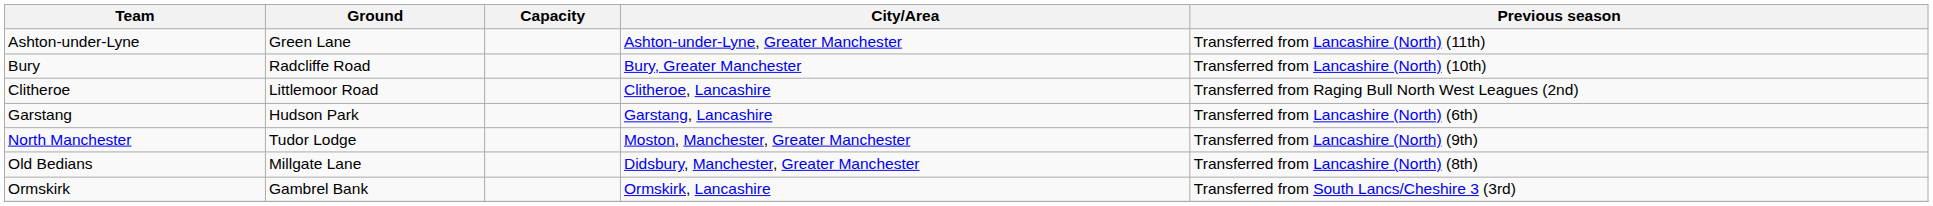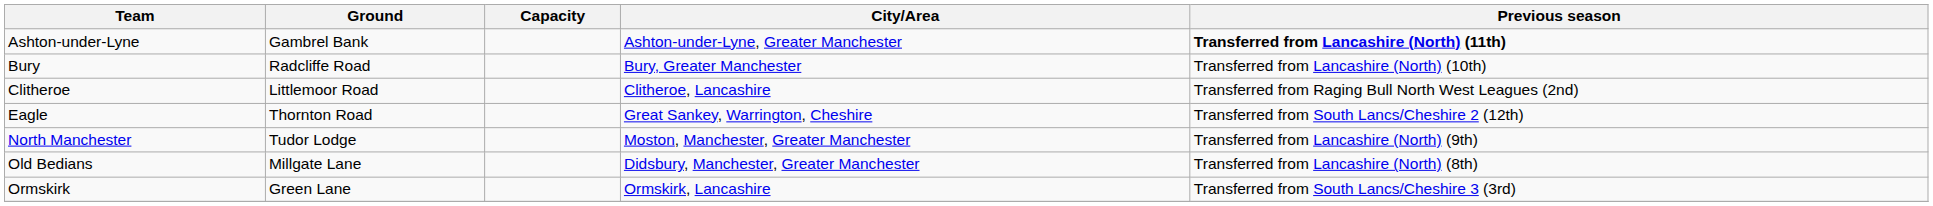(310, 41) Green Lane -> (319, 41) Gambrel Bank
(1340, 41) normal -> (1350, 41) bold
+ row: (28, 115)
- row: (40, 115)
(319, 189) Gambrel Bank -> (310, 189) Green Lane
